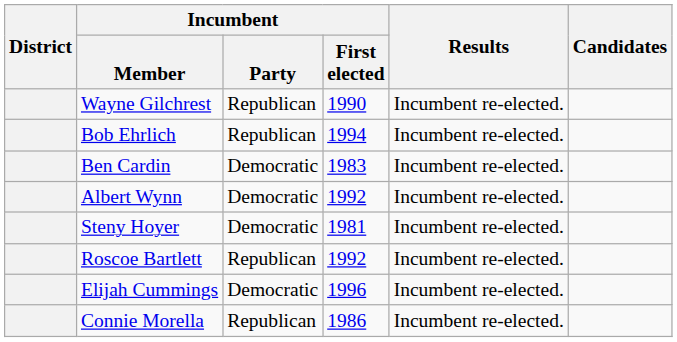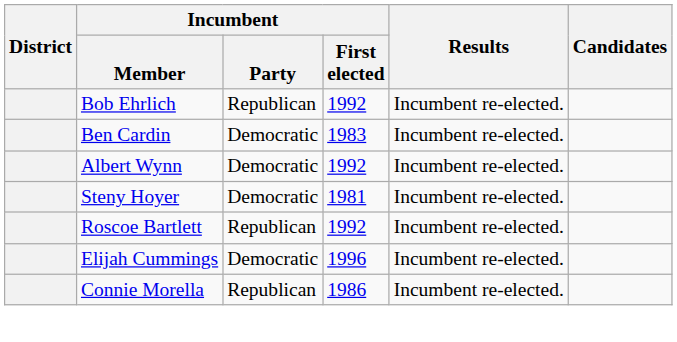- row: (146, 103)
(347, 134) 1994 -> (347, 103) 1992
